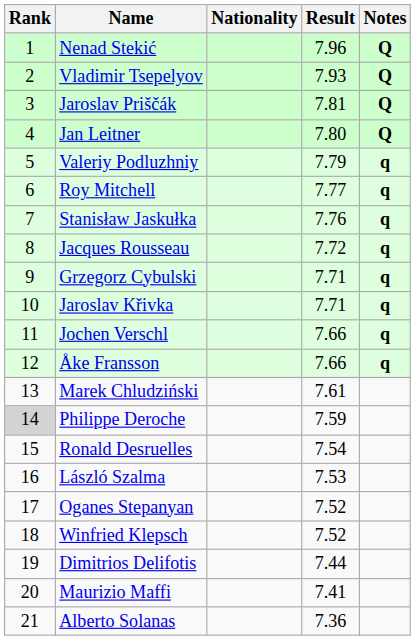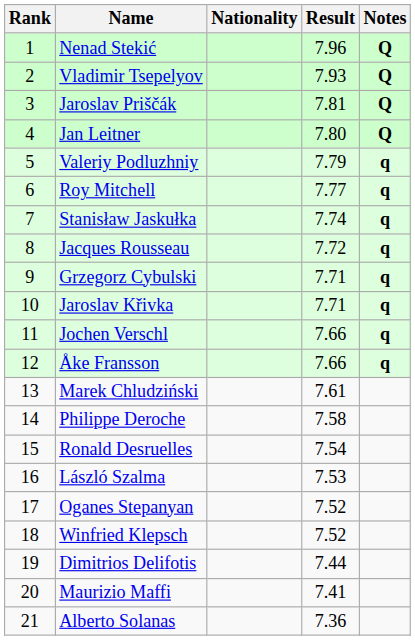(330, 219) 7.76 -> (330, 219) 7.74
(30, 420) lightgrey background -> (30, 420) no background
(330, 420) 7.59 -> (330, 420) 7.58
